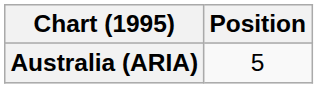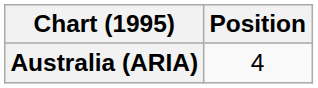(258, 62) 5 -> (258, 62) 4
